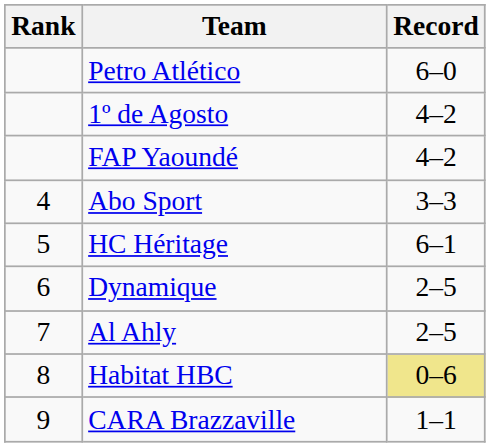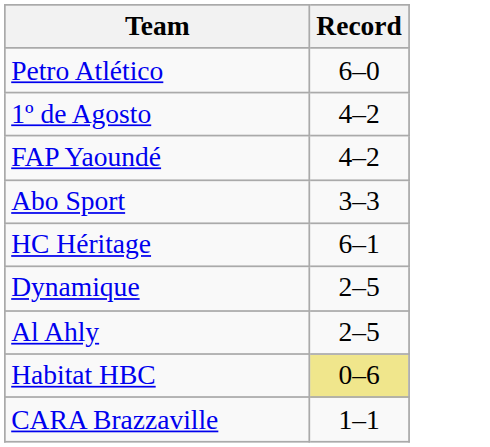- column: (43, 26)
